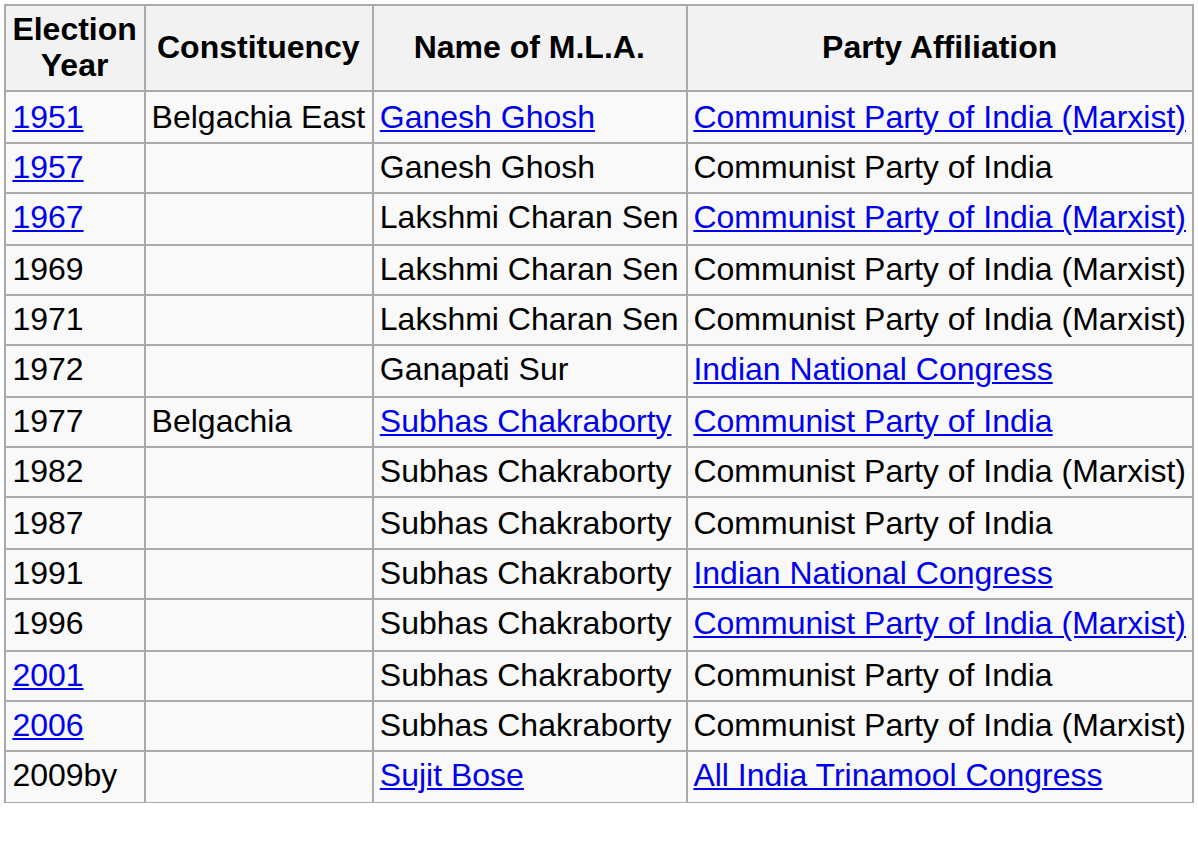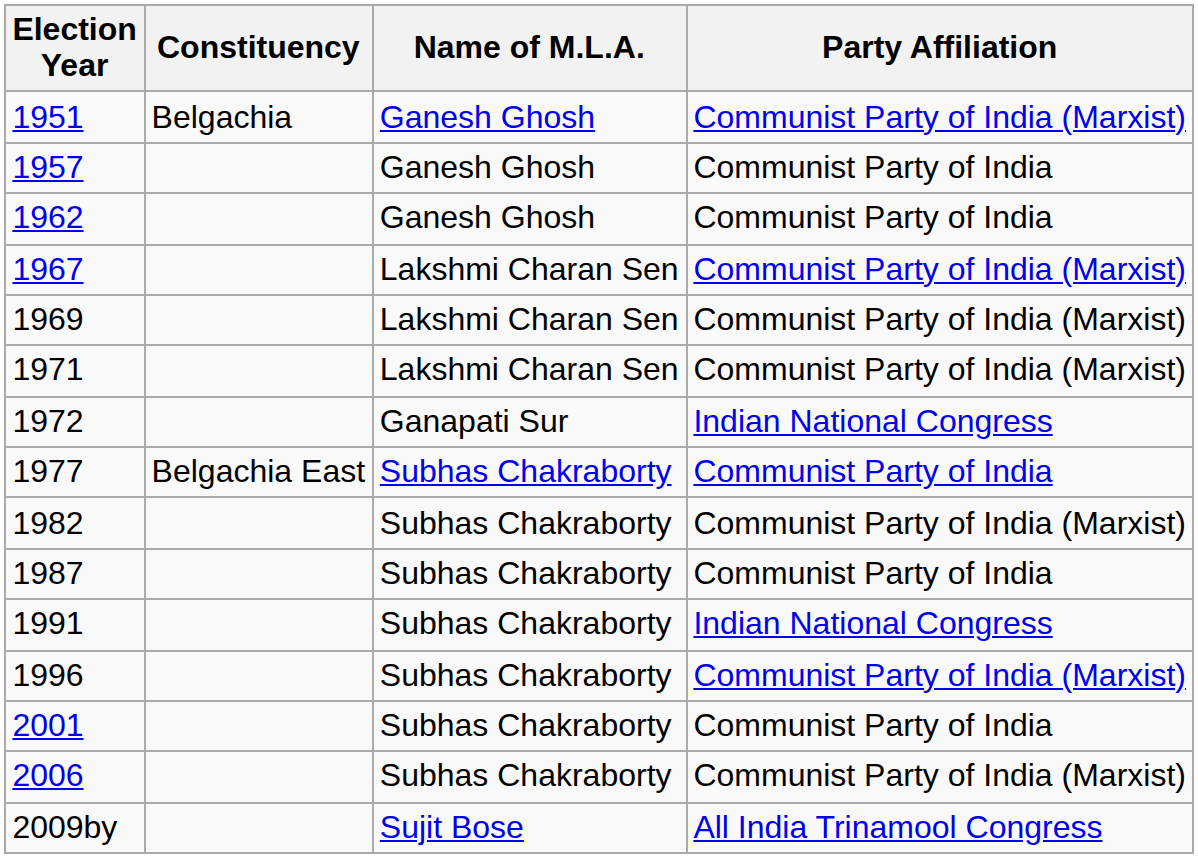(258, 116) Belgachia East -> (222, 116) Belgachia
+ row: (48, 218)
(222, 421) Belgachia -> (258, 471) Belgachia East
